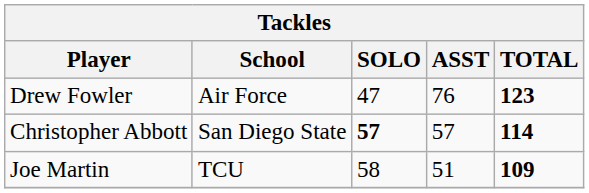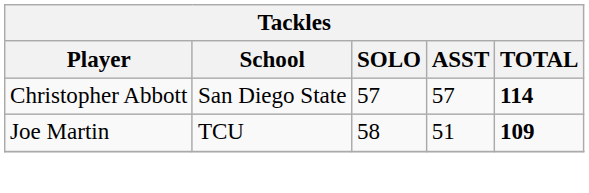- row: (71, 95)
(369, 132) bold -> (369, 95) normal
